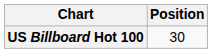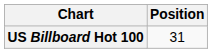(177, 37) 30 -> (177, 37) 31
